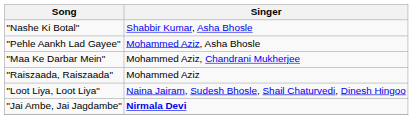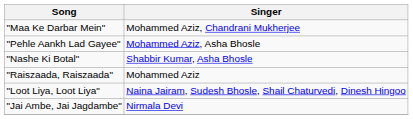rows swapped: (43, 28) <-> (56, 59)
(156, 106) bold -> (155, 106) normal
